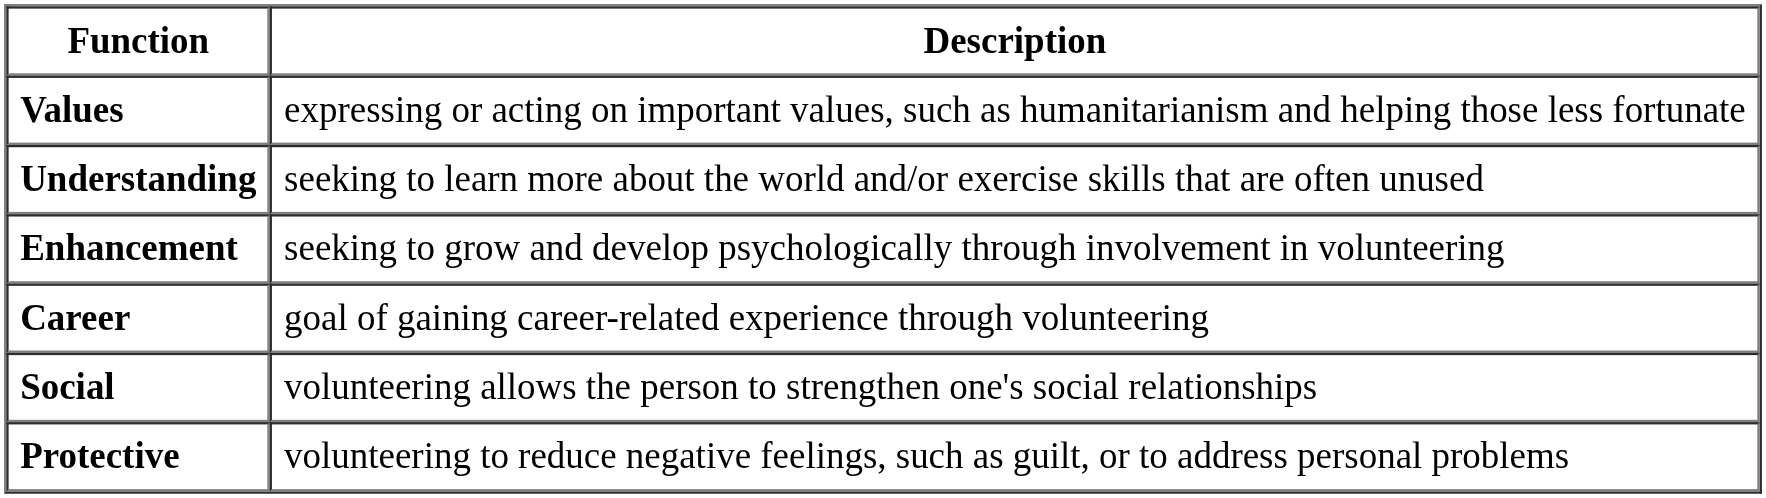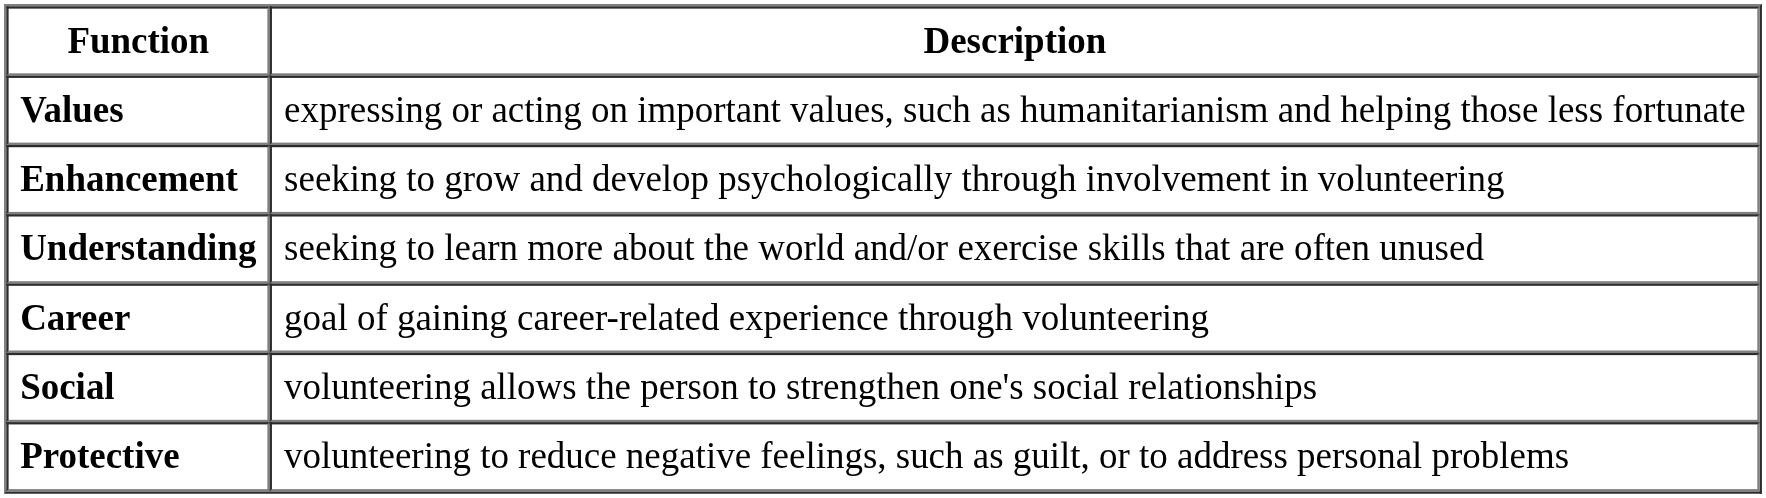rows swapped: (138, 178) <-> (129, 248)
